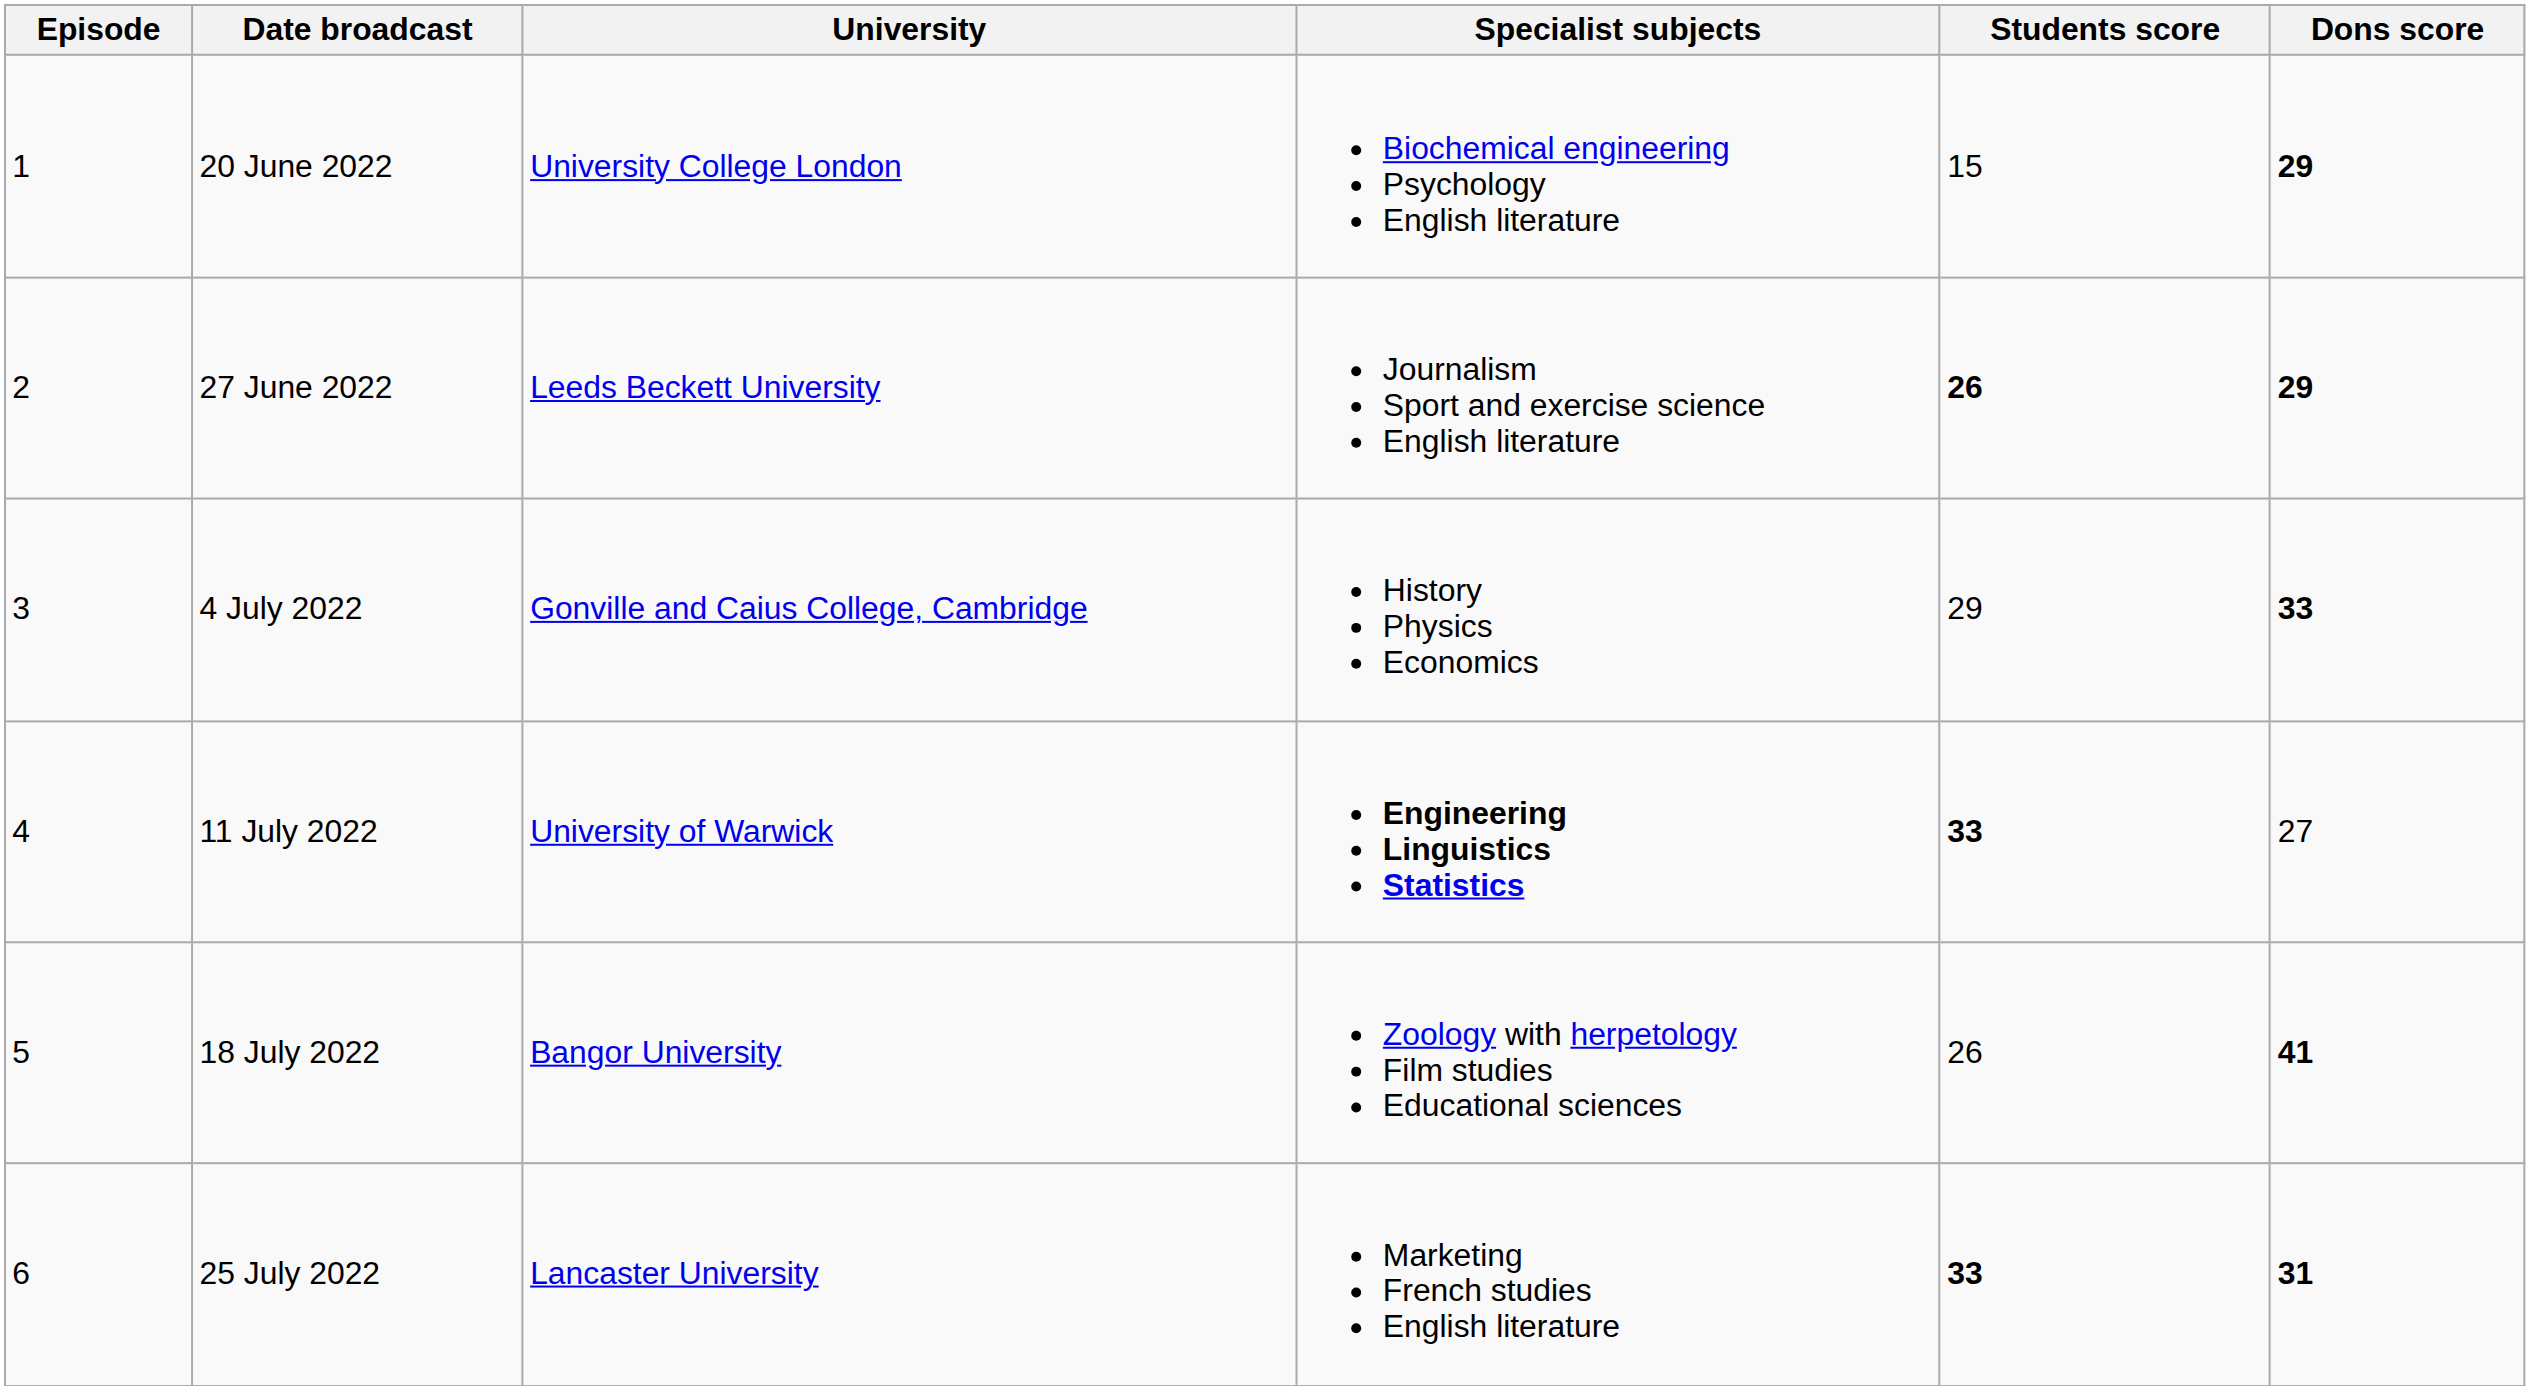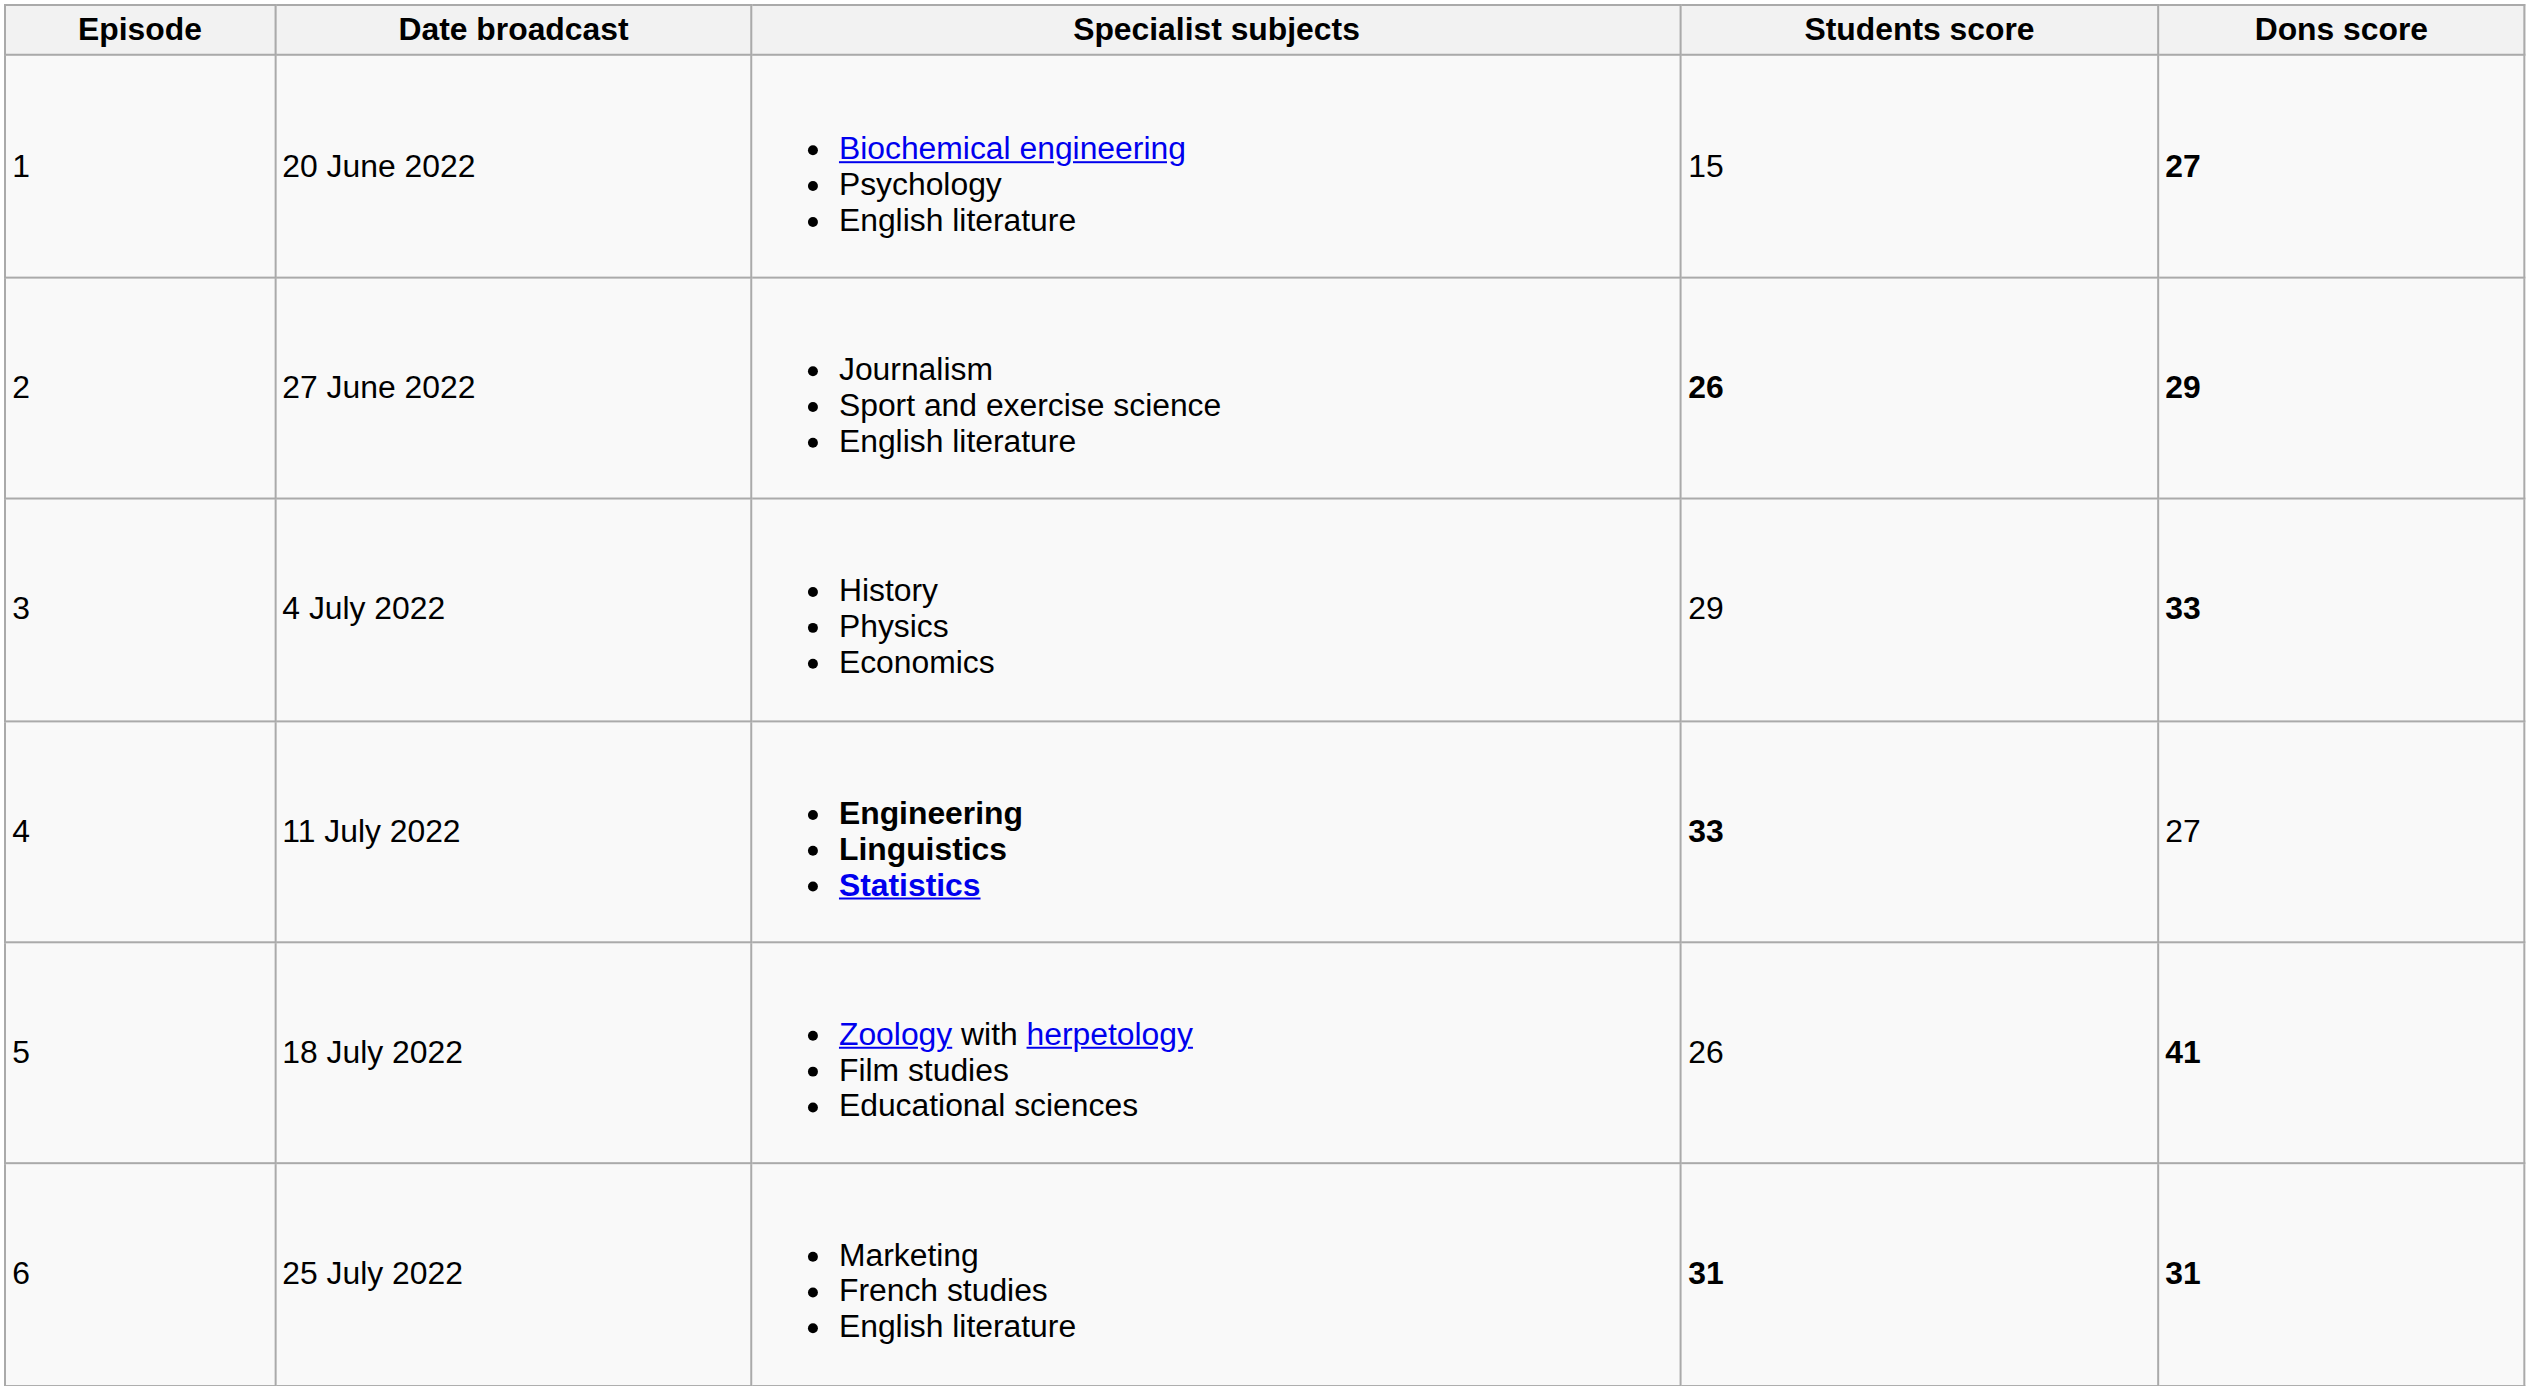- column: (909, 29)
(2296, 165) 29 -> (2183, 165) 27
(1965, 1273) 33 -> (1706, 1273) 31
